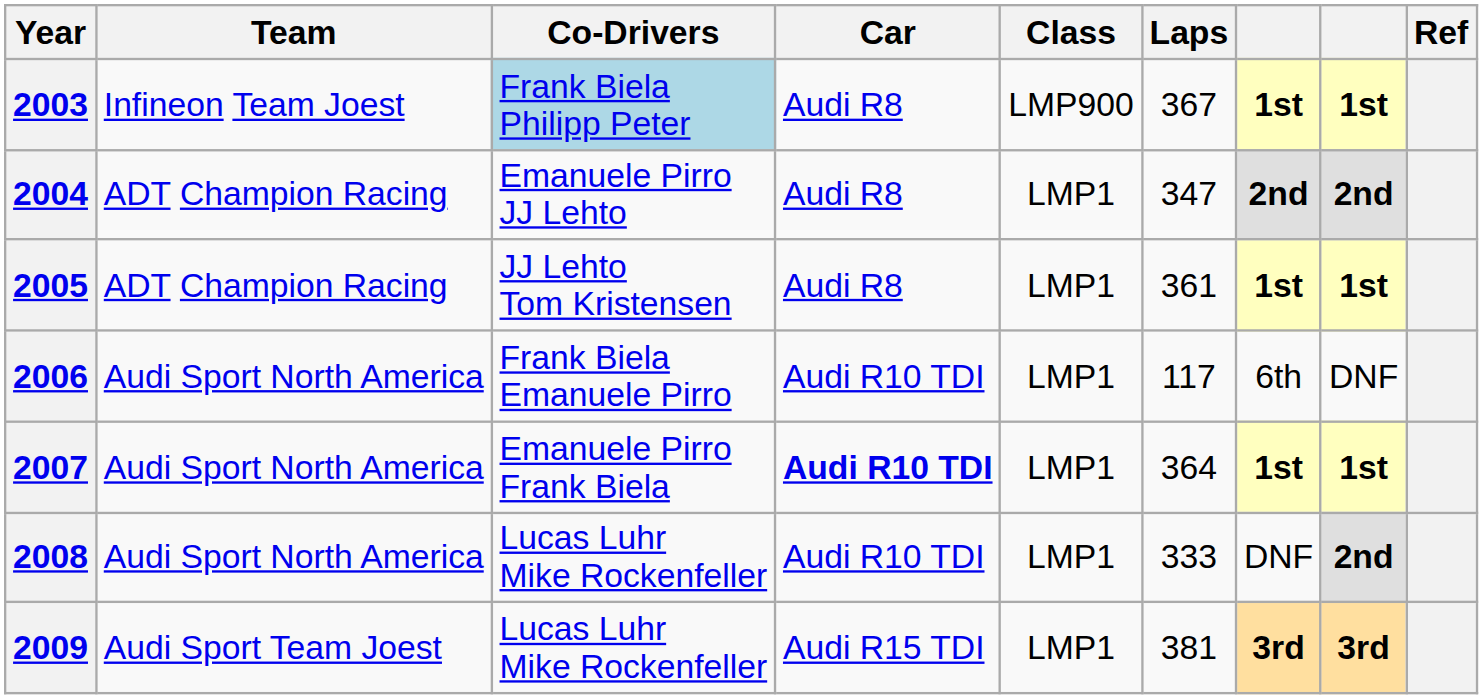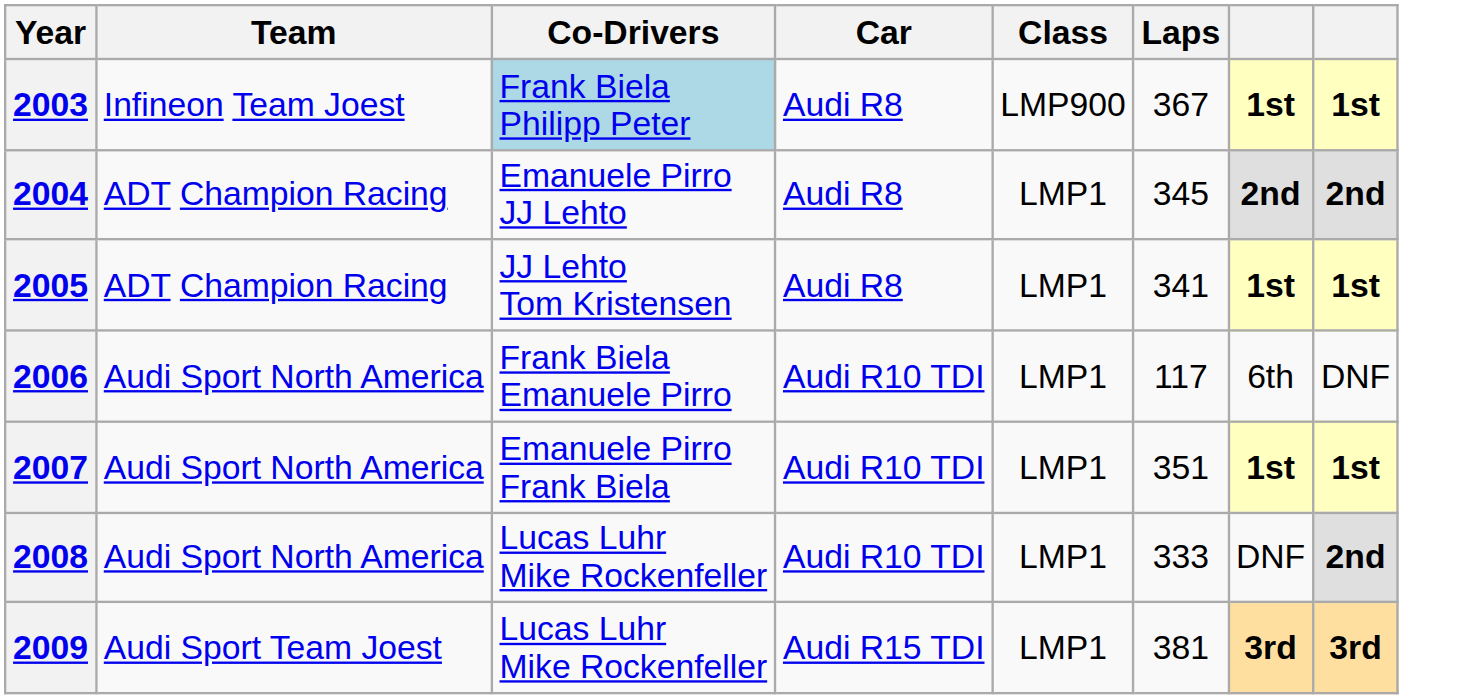- column: (1441, 32)
(1189, 195) 347 -> (1181, 195) 345
(1189, 285) 361 -> (1181, 285) 341
(888, 467) bold -> (884, 467) normal
(1189, 467) 364 -> (1181, 467) 351
